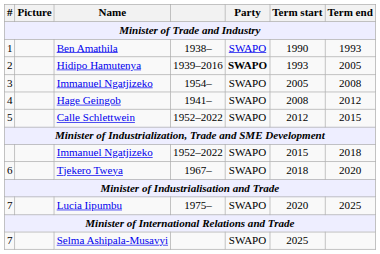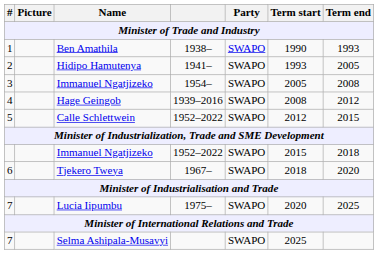(198, 65) 1939–2016 -> (198, 65) 1941–
(248, 65) bold -> (247, 65) normal
(198, 100) 1941– -> (198, 100) 1939–2016
